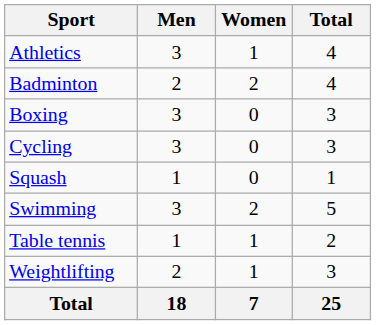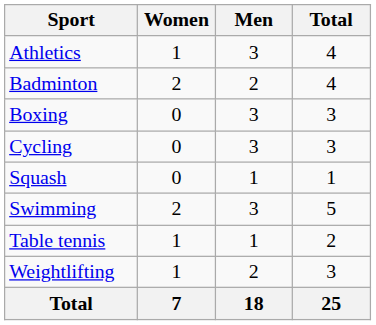columns swapped: (176, 20) <-> (254, 20)
